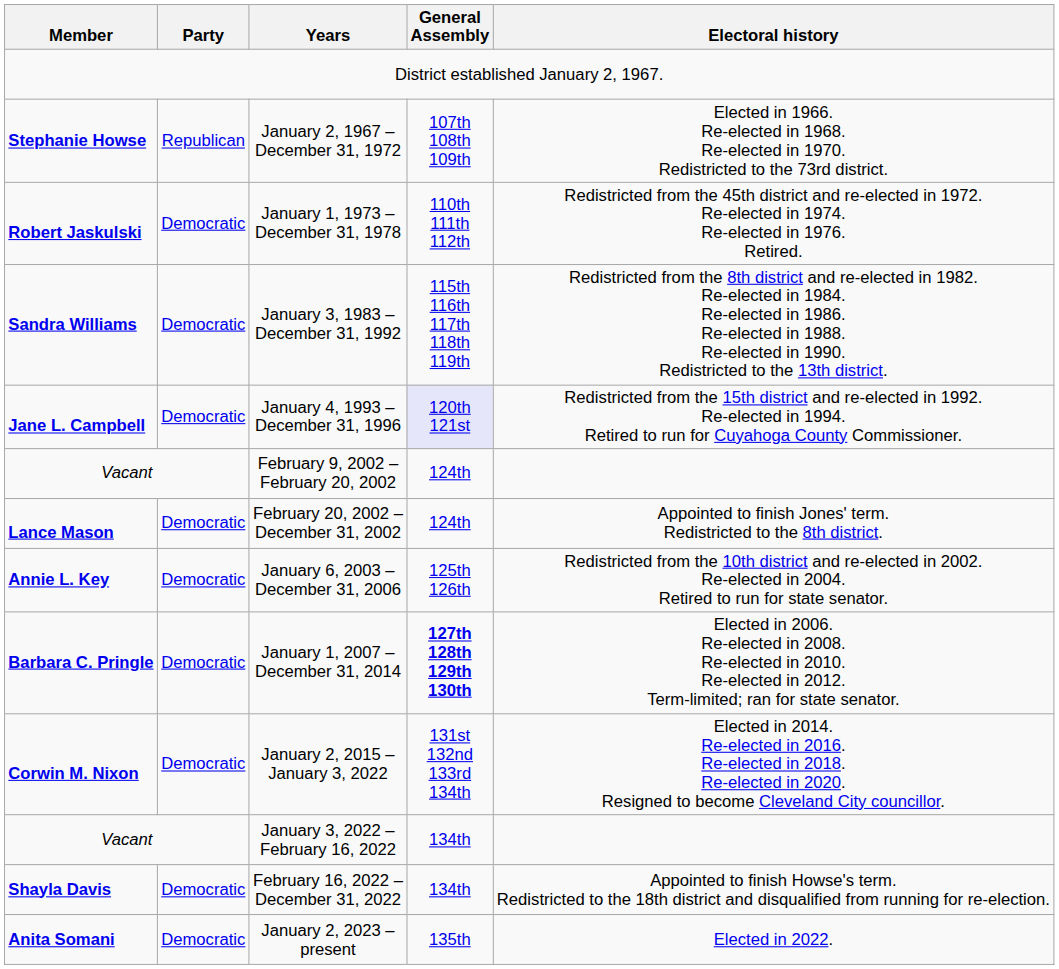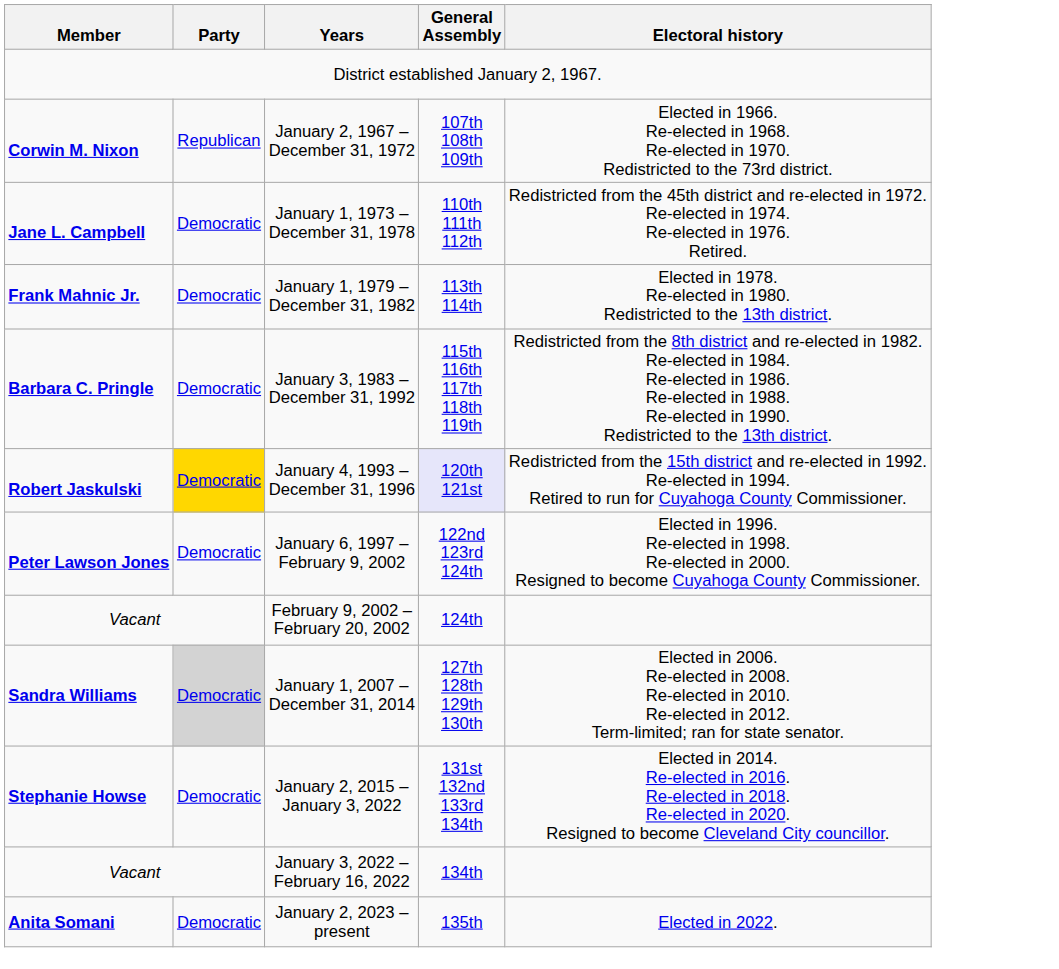(77, 140) Stephanie Howse -> (74, 150) Corwin M. Nixon
(75, 232) Robert Jaskulski -> (77, 232) Jane L. Campbell
+ row: (342, 296)
(73, 324) Sandra Williams -> (81, 388) Barbara C. Pringle
(77, 425) Jane L. Campbell -> (75, 489) Robert Jaskulski
(203, 416) no background -> (219, 480) gold background
+ row: (342, 553)
- row: (328, 523)
- row: (328, 580)
(81, 662) Barbara C. Pringle -> (73, 695) Sandra Williams
(203, 662) no background -> (219, 695) lightgrey background
(450, 662) bold -> (462, 695) normal
(74, 773) Corwin M. Nixon -> (77, 796) Stephanie Howse
- row: (328, 889)
